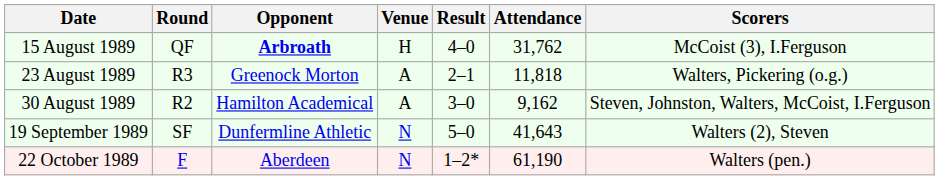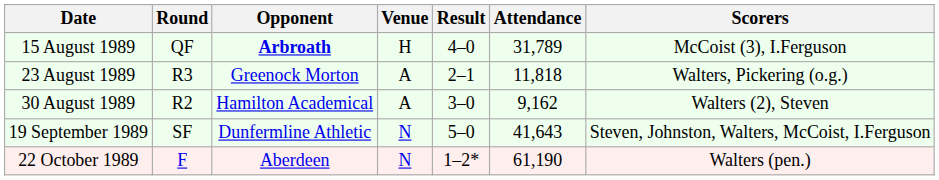(538, 47) 31,762 -> (538, 47) 31,789
(760, 103) Steven, Johnston, Walters, McCoist, I.Ferguson -> (760, 103) Walters (2), Steven
(760, 132) Walters (2), Steven -> (760, 132) Steven, Johnston, Walters, McCoist, I.Ferguson
